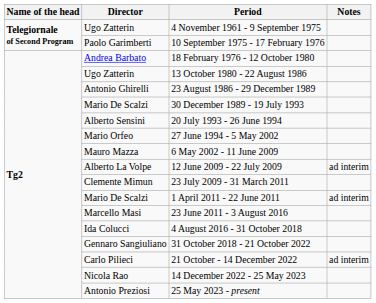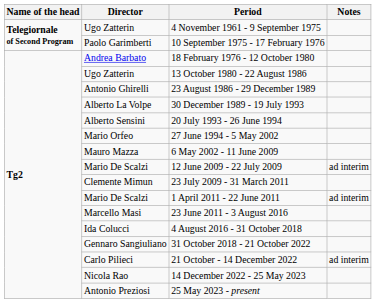(116, 105) Mario De Scalzi -> (118, 105) Alberto La Volpe
(118, 167) Alberto La Volpe -> (116, 167) Mario De Scalzi
